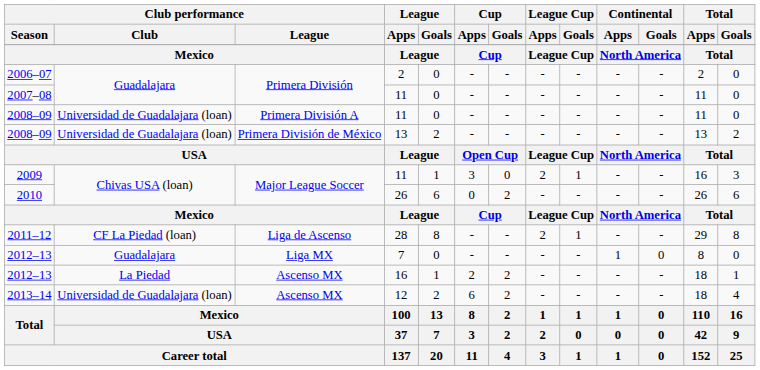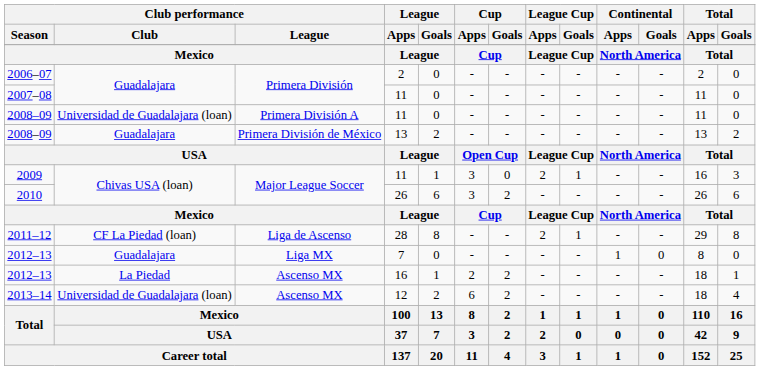(145, 134) Universidad de Guadalajara (loan) -> (145, 134) Guadalajara
(472, 194) 0 -> (472, 194) 3
